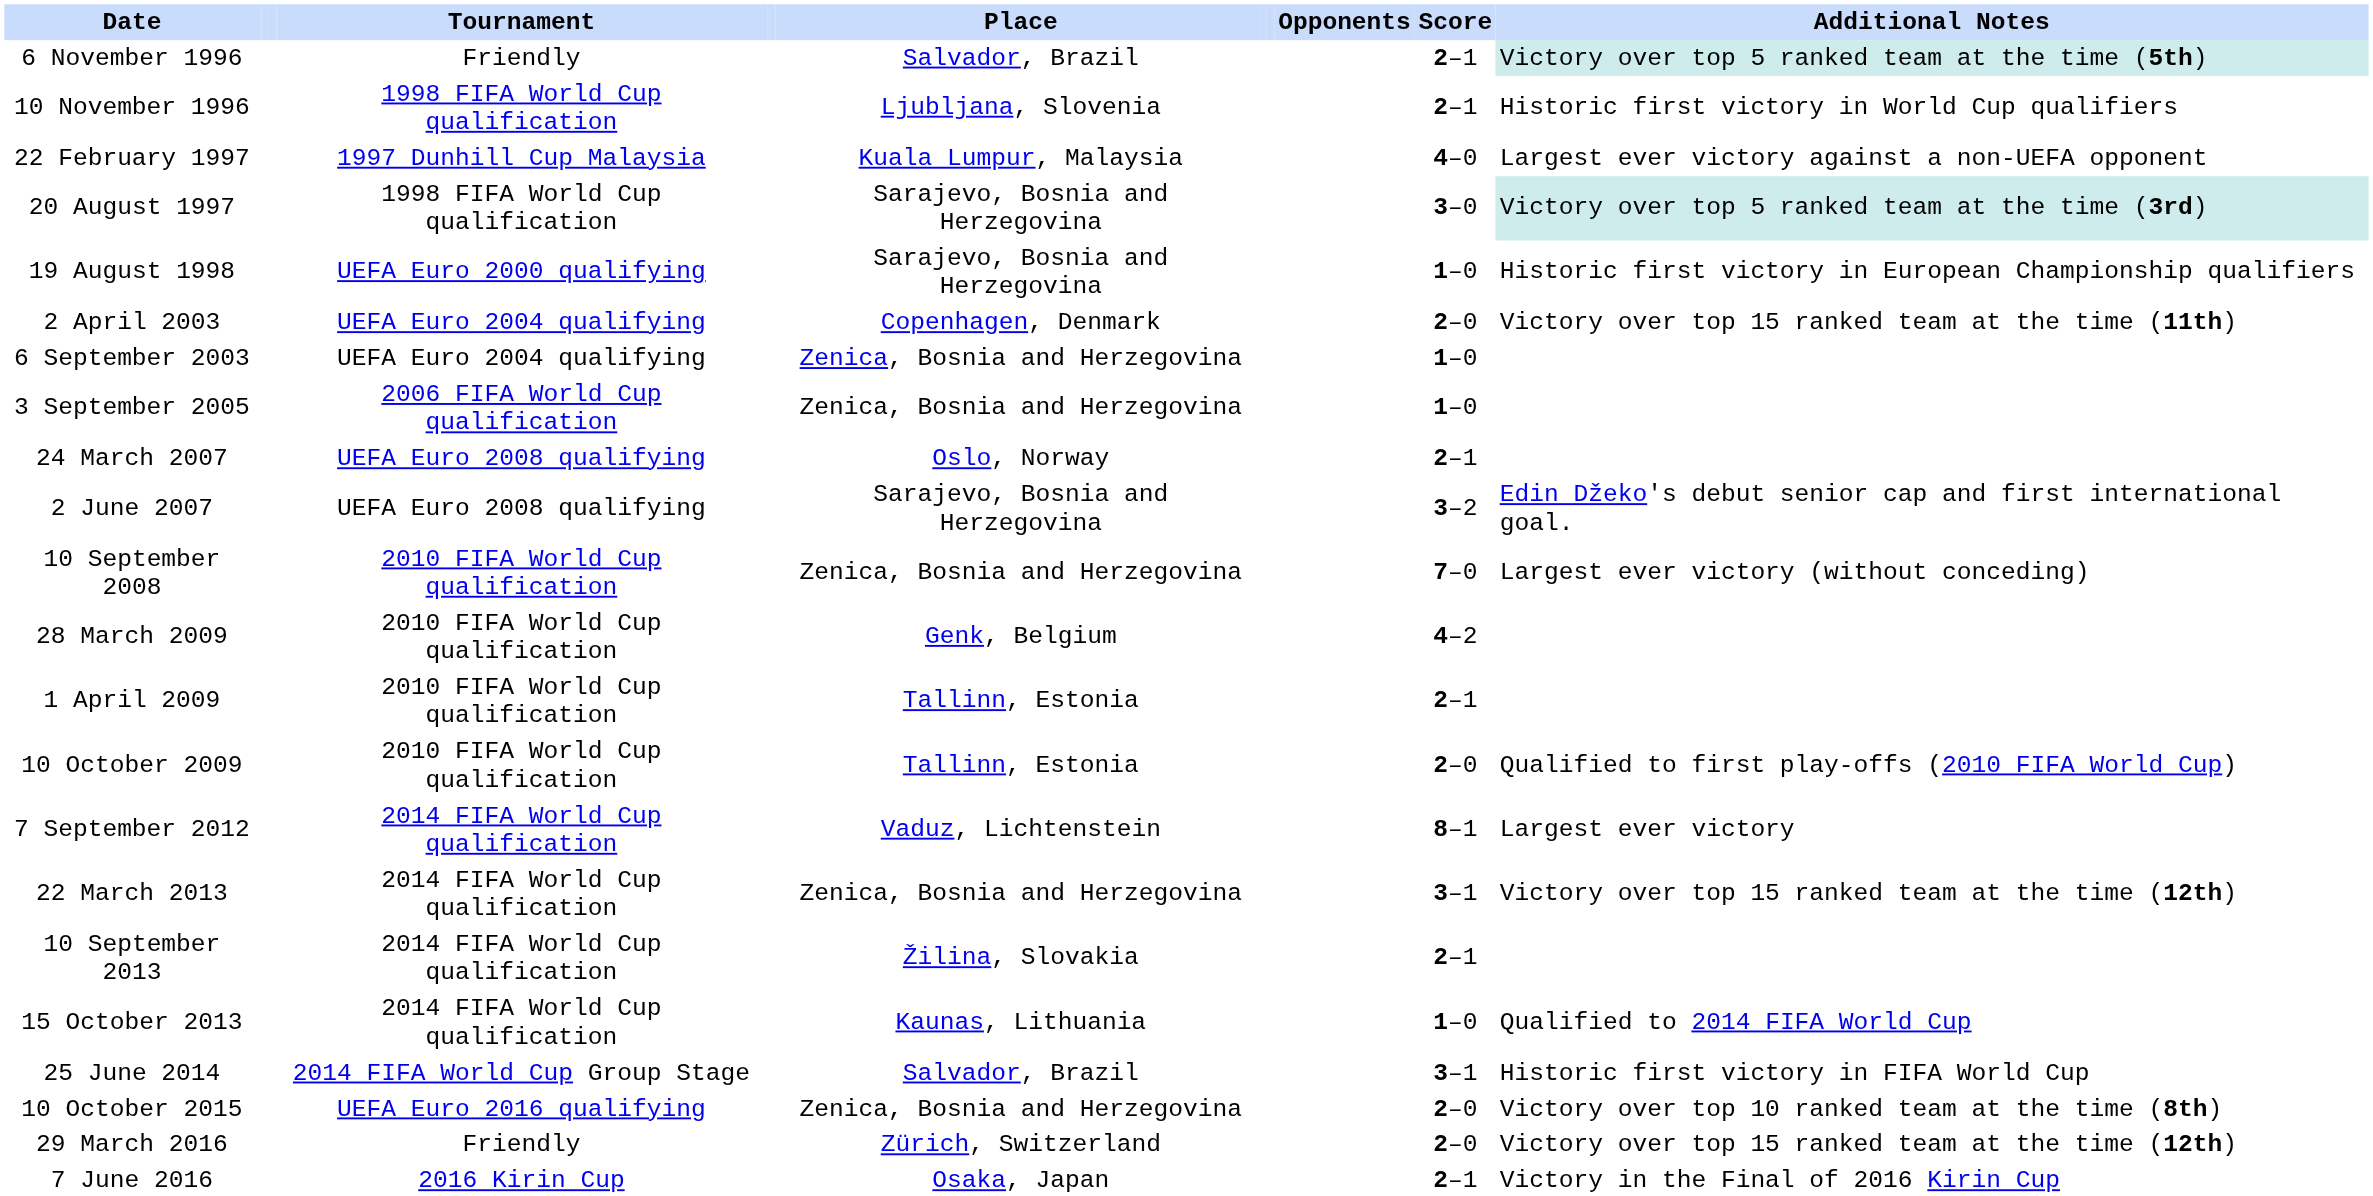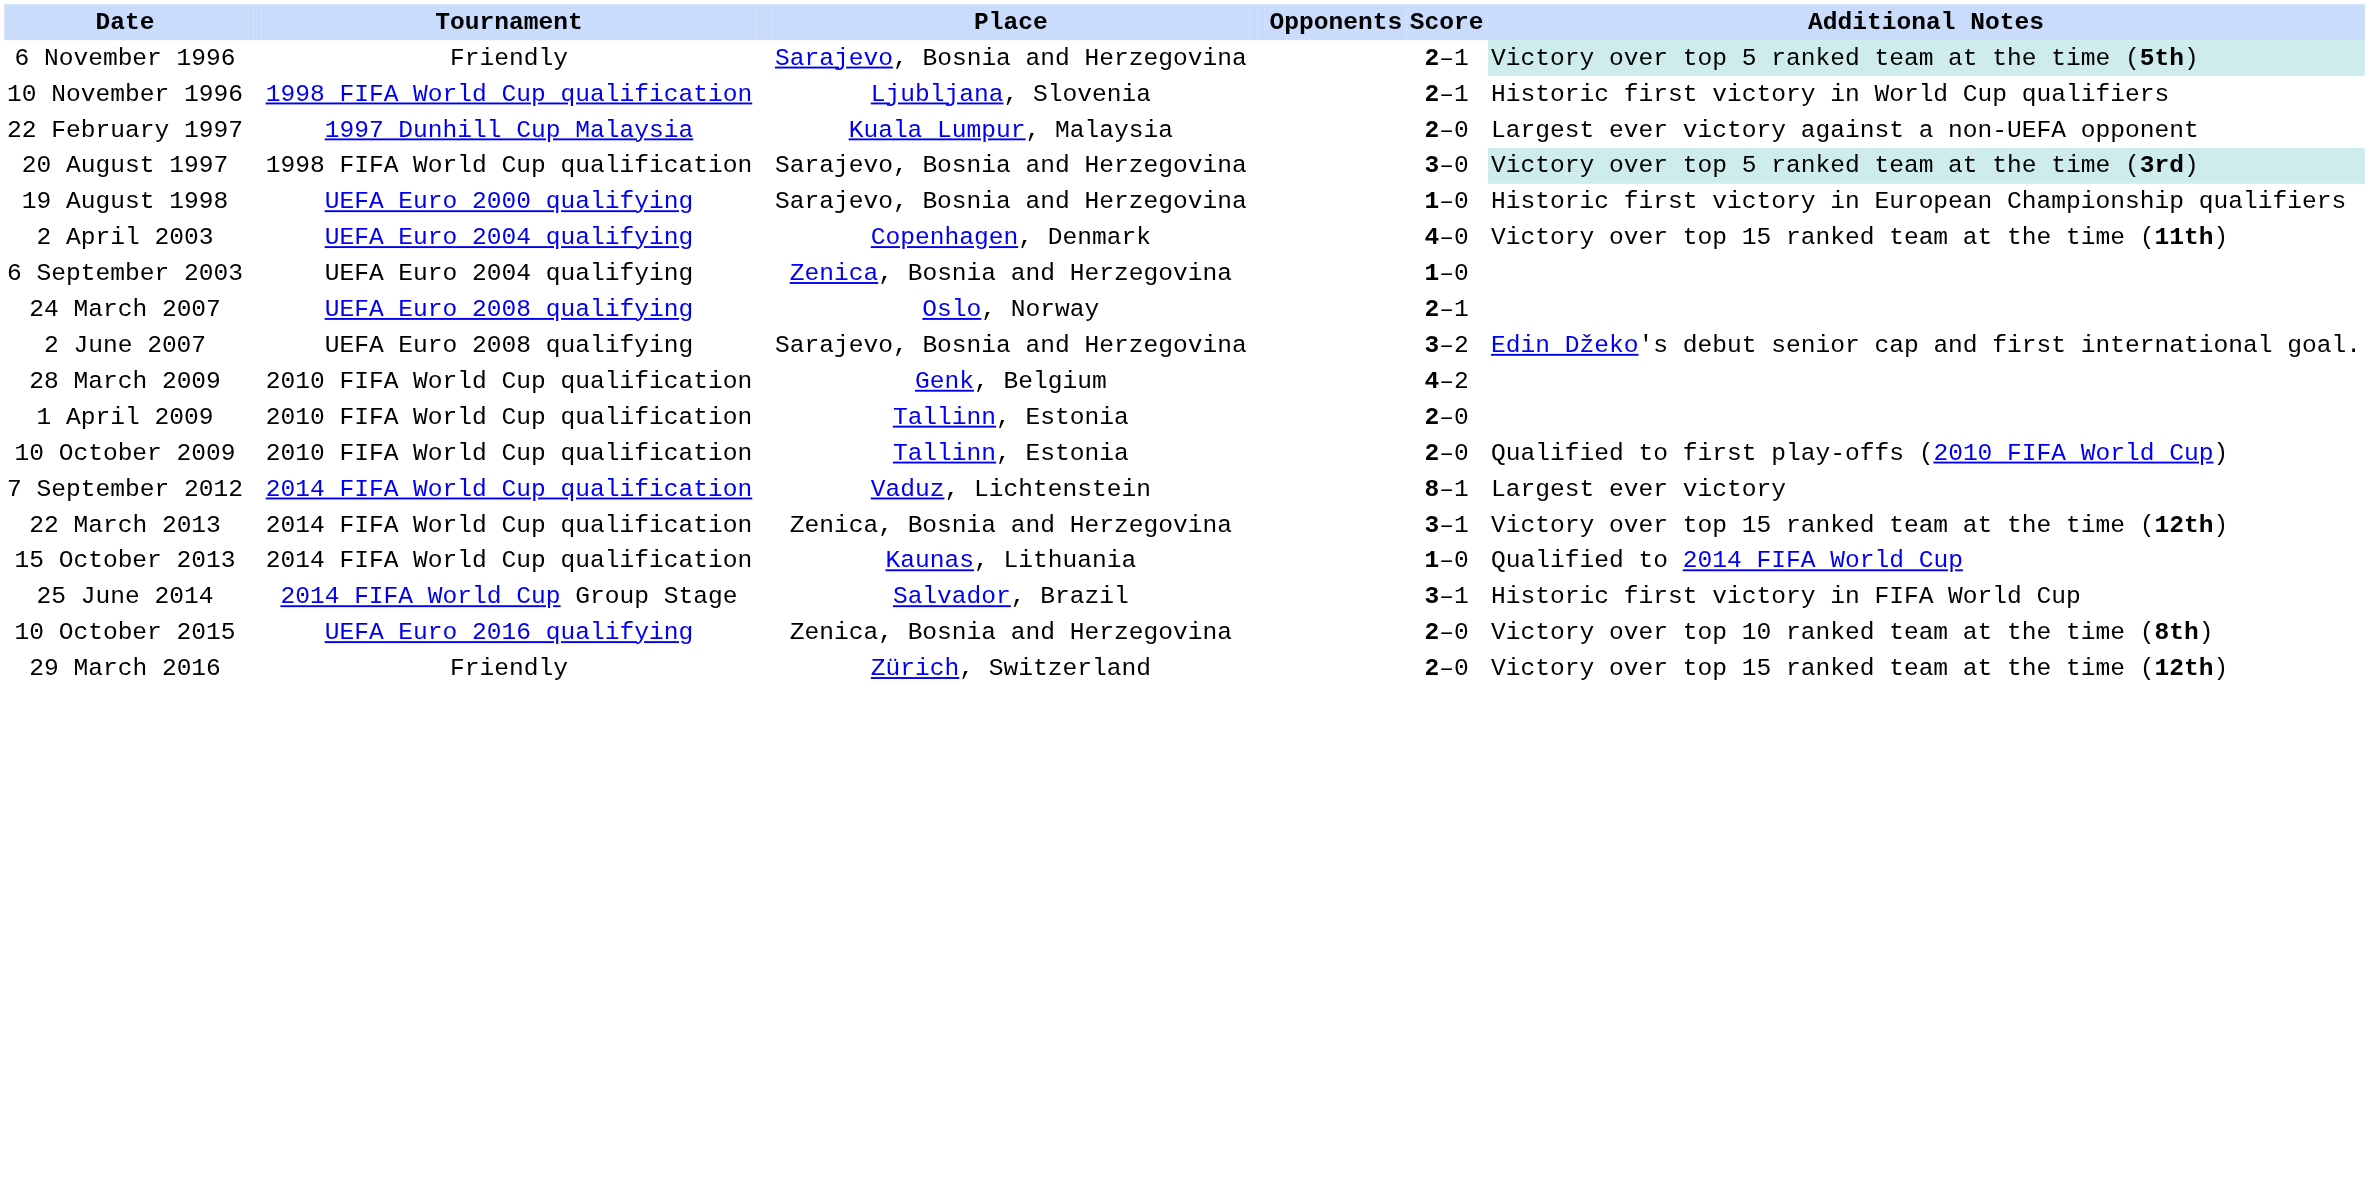(1021, 57) Salvador, Brazil -> (1011, 57) Sarajevo, Bosnia and Herzegovina
(1455, 157) 4–0 -> (1447, 129) 2–0
(1455, 322) 2–0 -> (1447, 237) 4–0
- row: (132, 408)
- row: (132, 572)
(1455, 701) 2–1 -> (1447, 416) 2–0
- row: (132, 958)
- row: (132, 1180)
